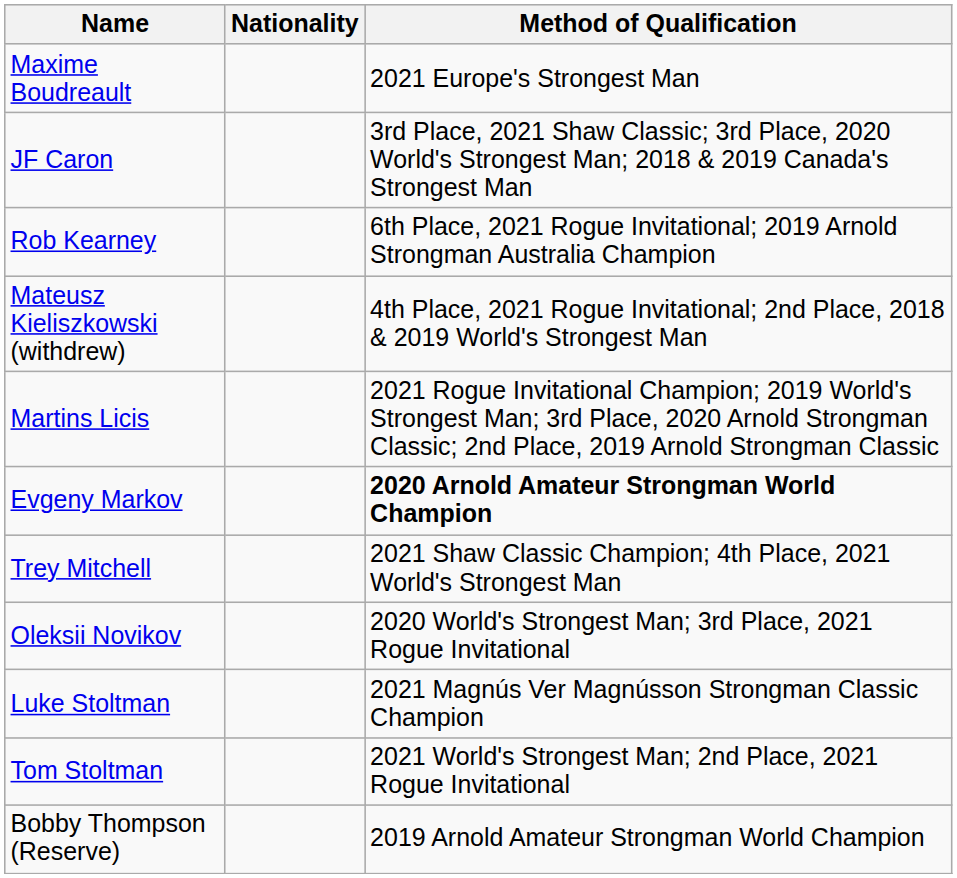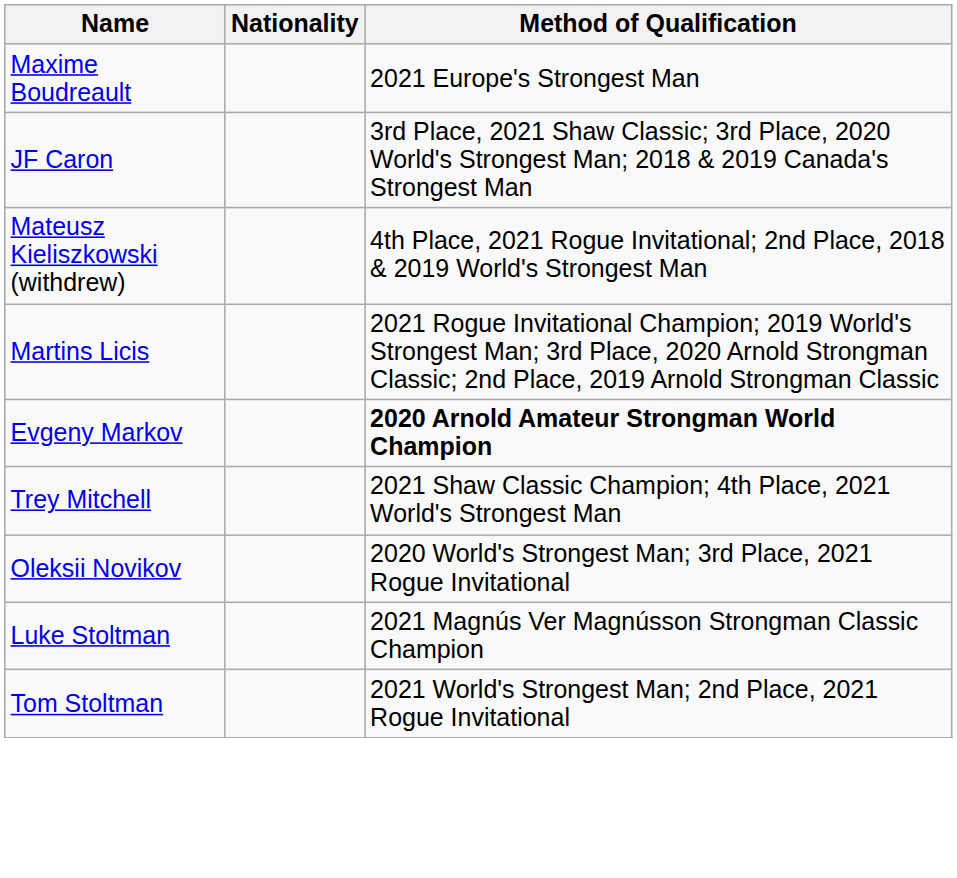- row: (83, 241)
- row: (108, 838)
